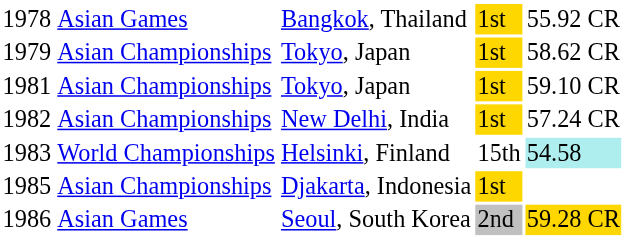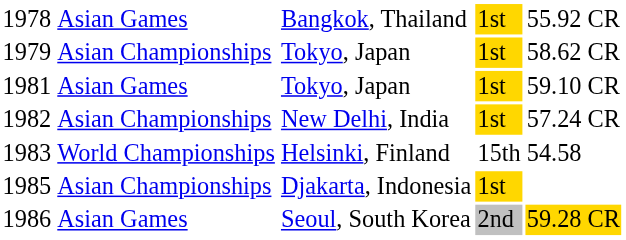(164, 85) Asian Championships -> (122, 85) Asian Games
(554, 152) paleturquoise background -> (554, 152) no background
